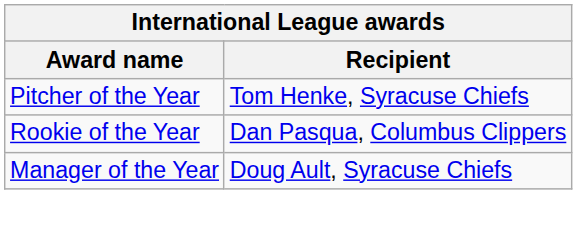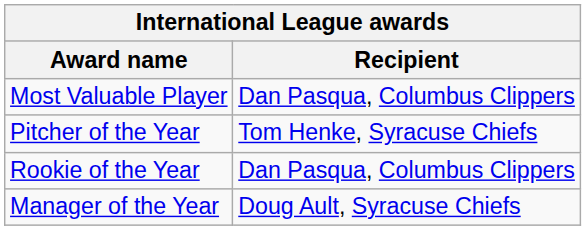+ row: (119, 96)
